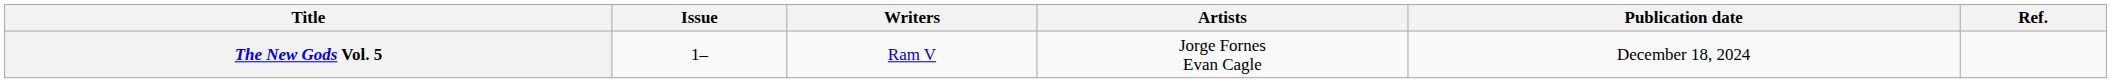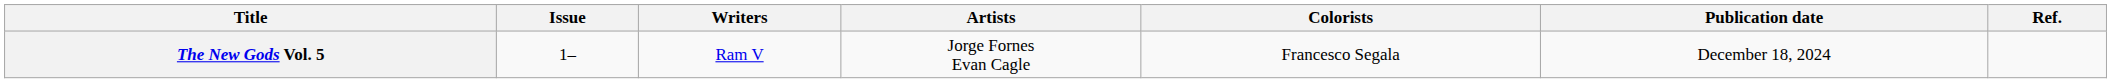+ column: (1341, 17)
